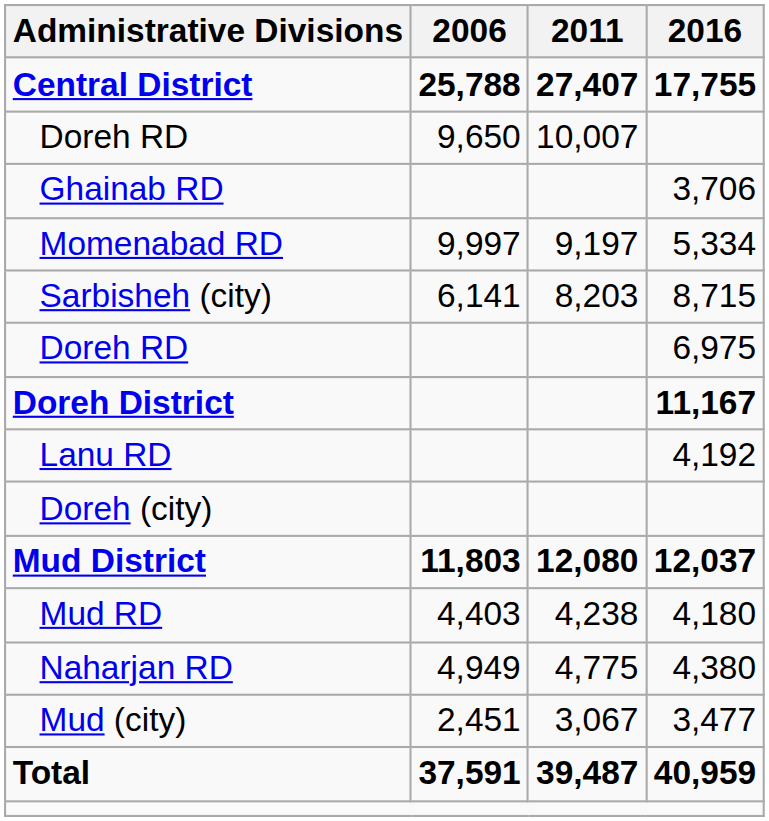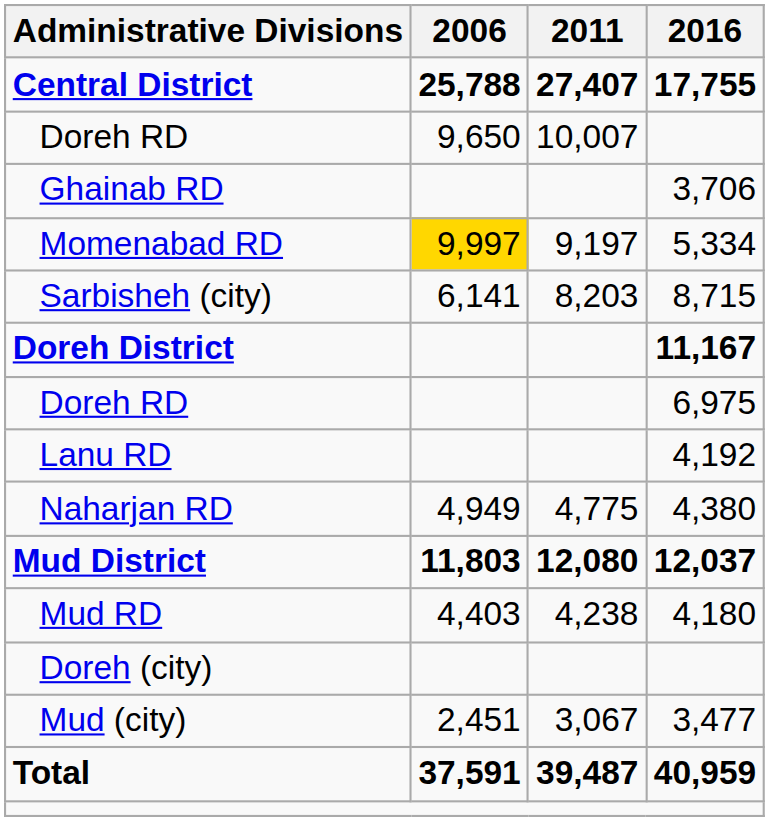(479, 243) no background -> (479, 243) gold background
rows swapped: (123, 402) <-> (114, 349)
rows swapped: (126, 508) <-> (136, 667)
